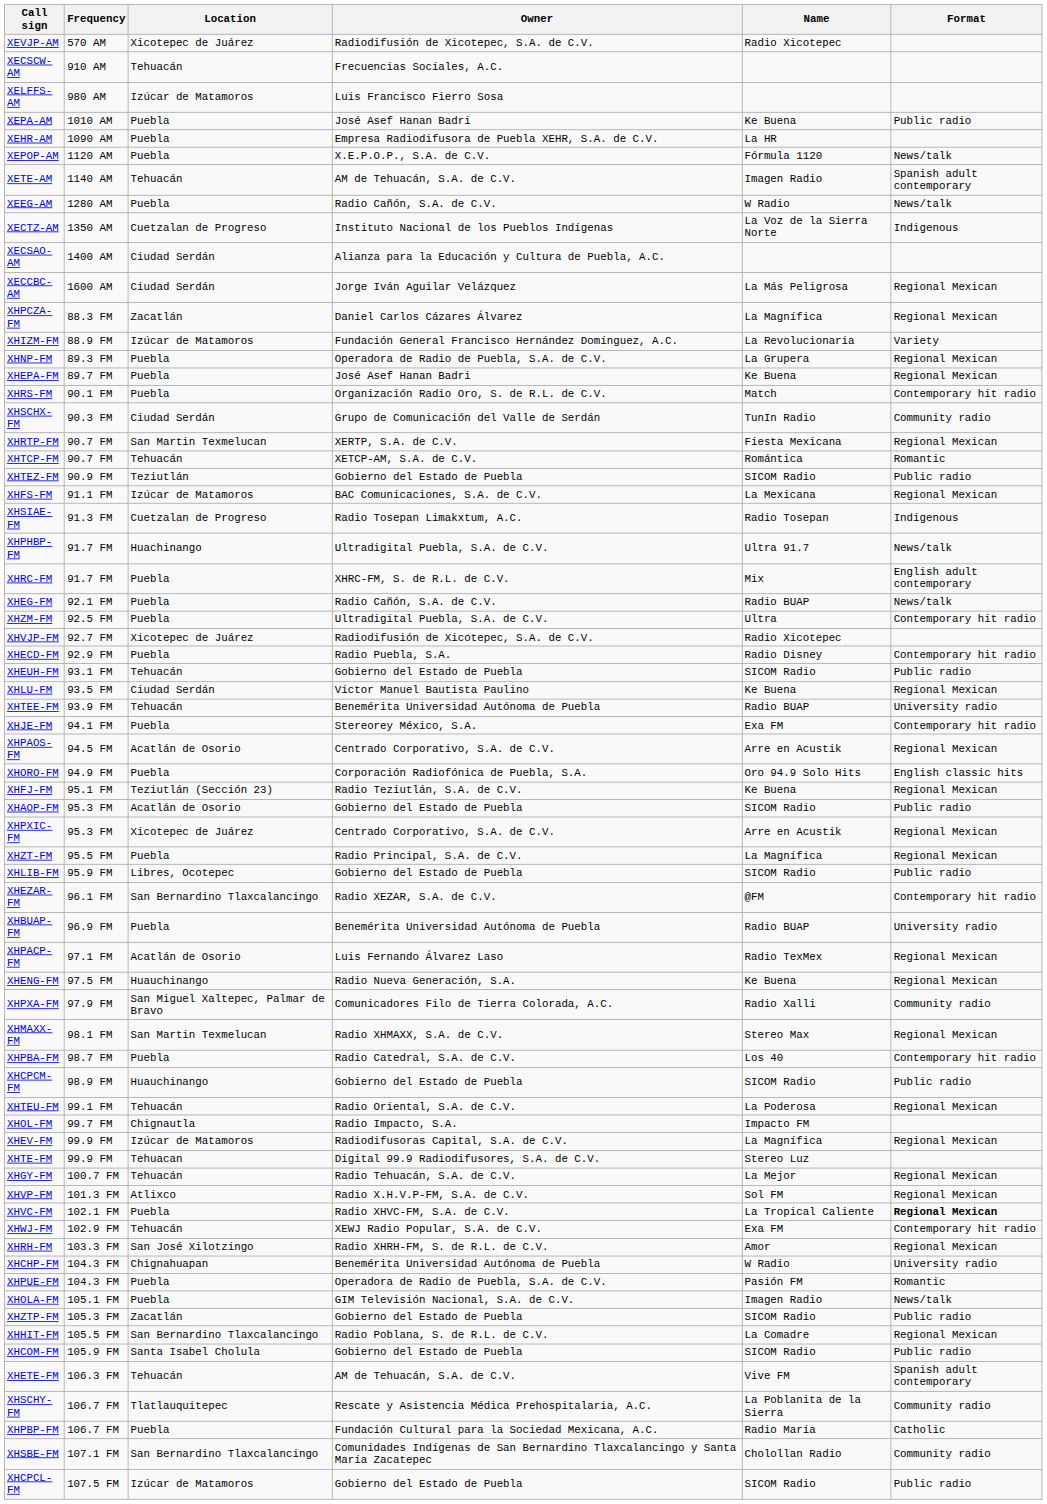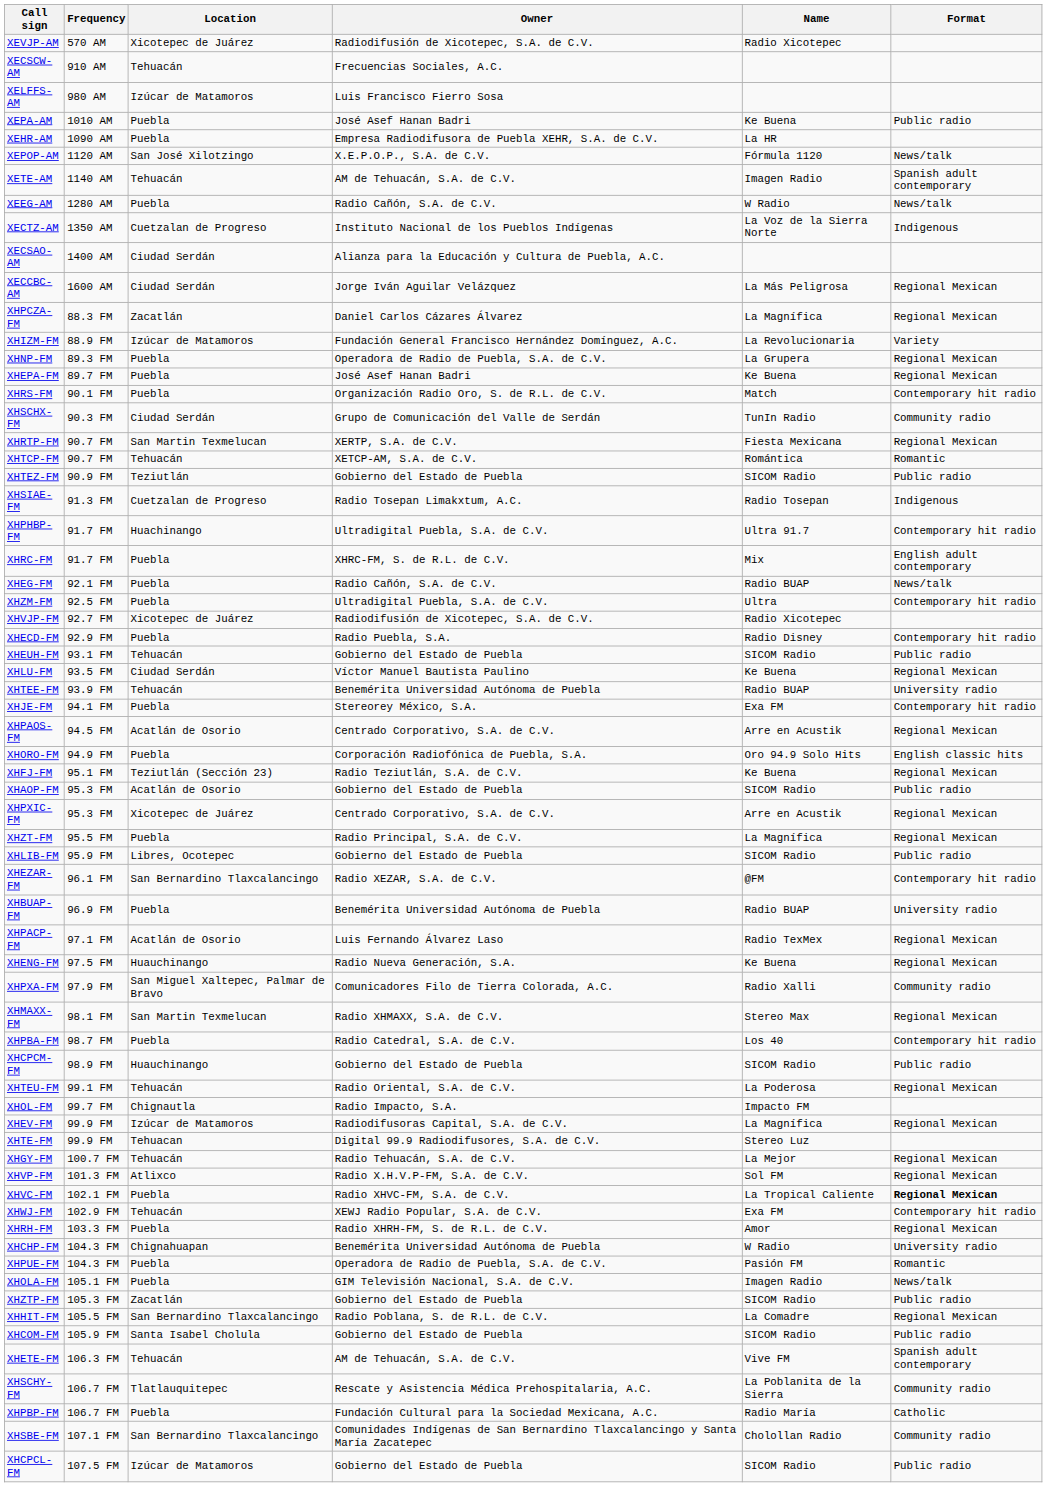(150, 156) Puebla -> (192, 156) San José Xilotzingo
- row: (30, 495)
(923, 548) News/talk -> (965, 531) Contemporary hit radio
(192, 1247) San José Xilotzingo -> (150, 1229) Puebla
